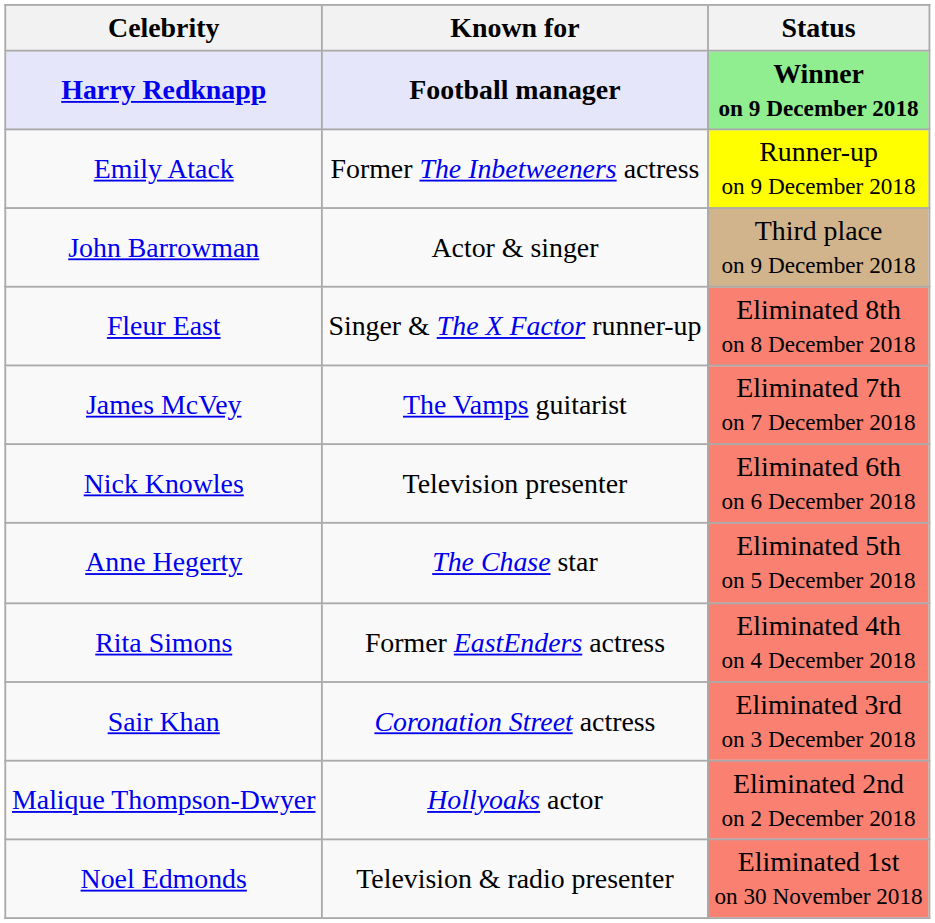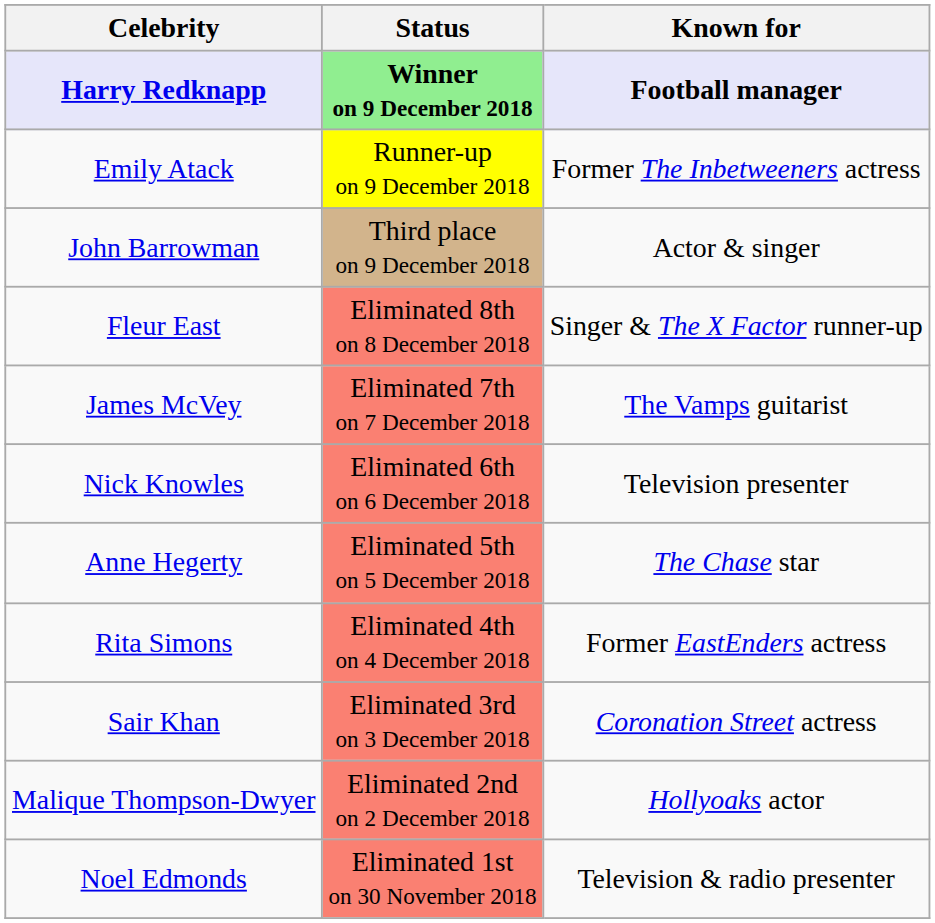columns swapped: (515, 27) <-> (819, 27)
